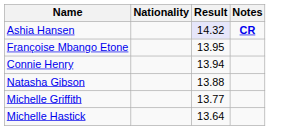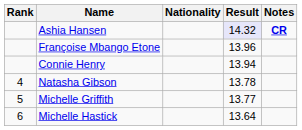+ column: (20, 13)
(211, 47) 13.95 -> (242, 47) 13.96
(211, 82) 13.88 -> (242, 82) 13.78
